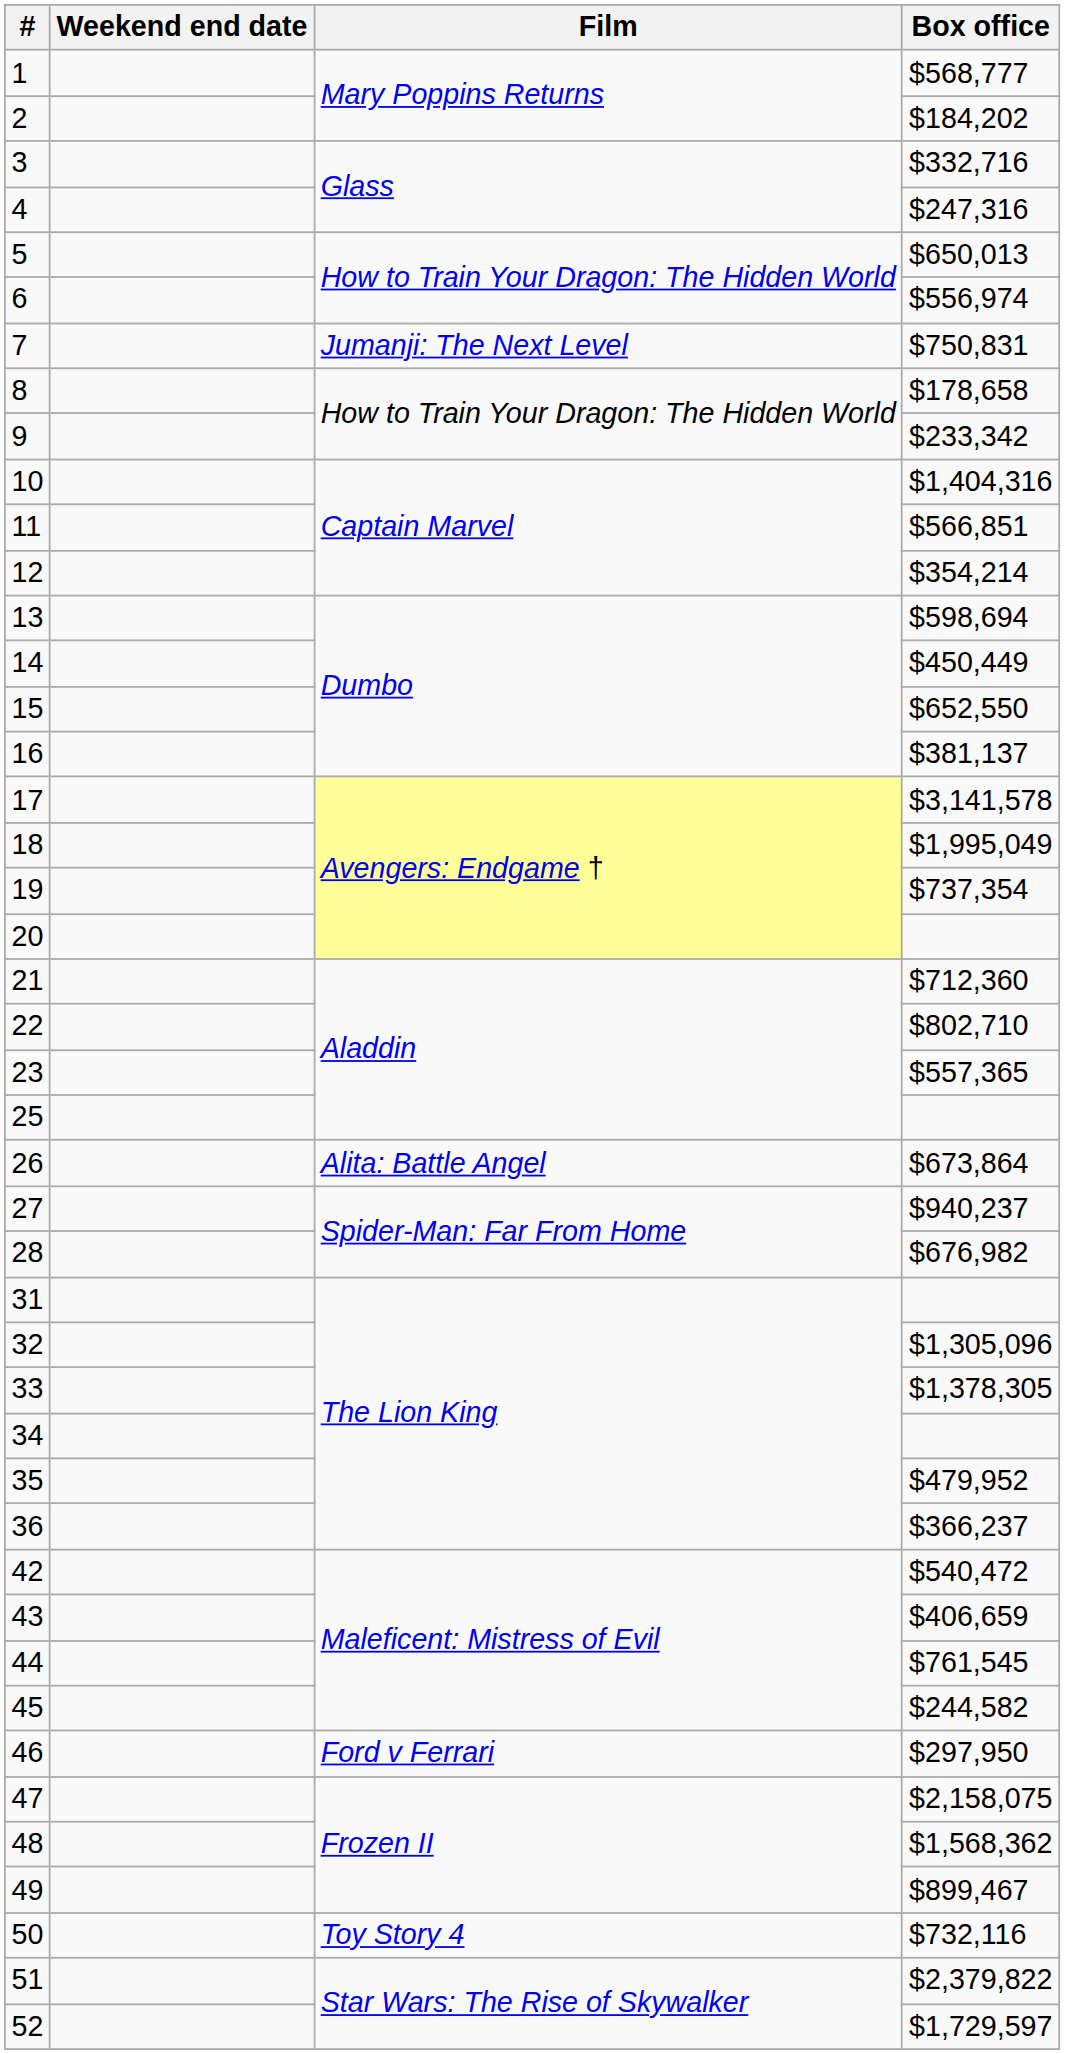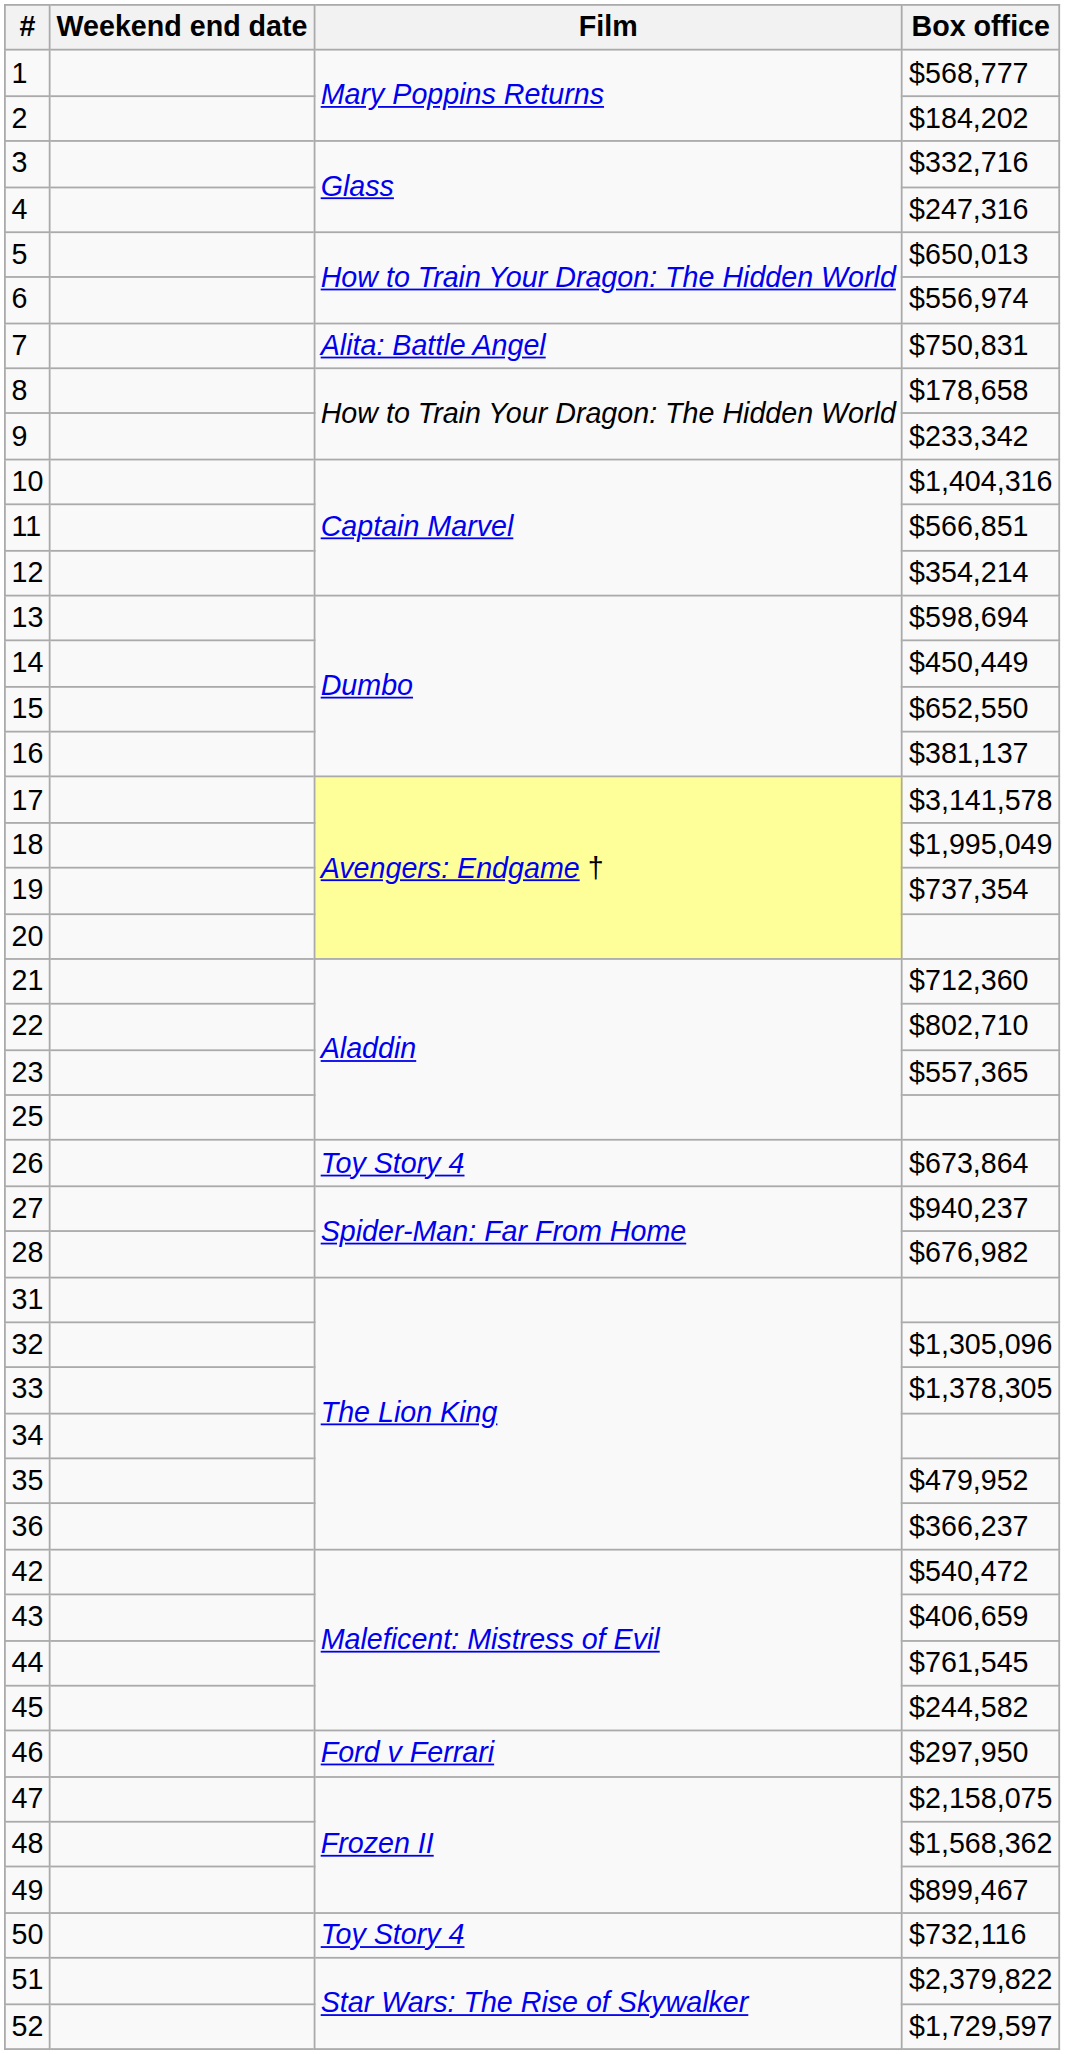(474, 345) Jumanji: The Next Level -> (433, 345) Alita: Battle Angel
(433, 1162) Alita: Battle Angel -> (393, 1162) Toy Story 4
